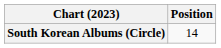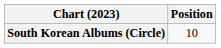(192, 33) 14 -> (192, 33) 10
